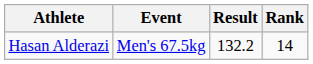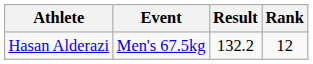(285, 45) 14 -> (285, 45) 12
